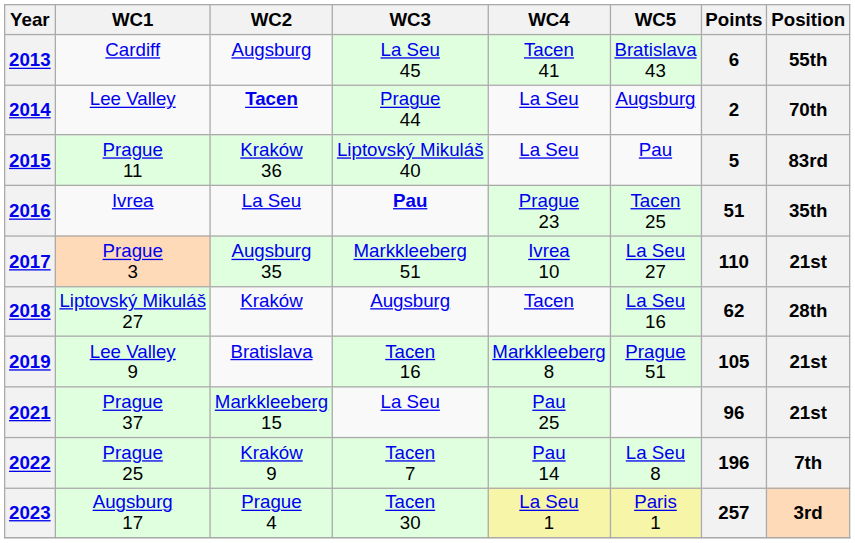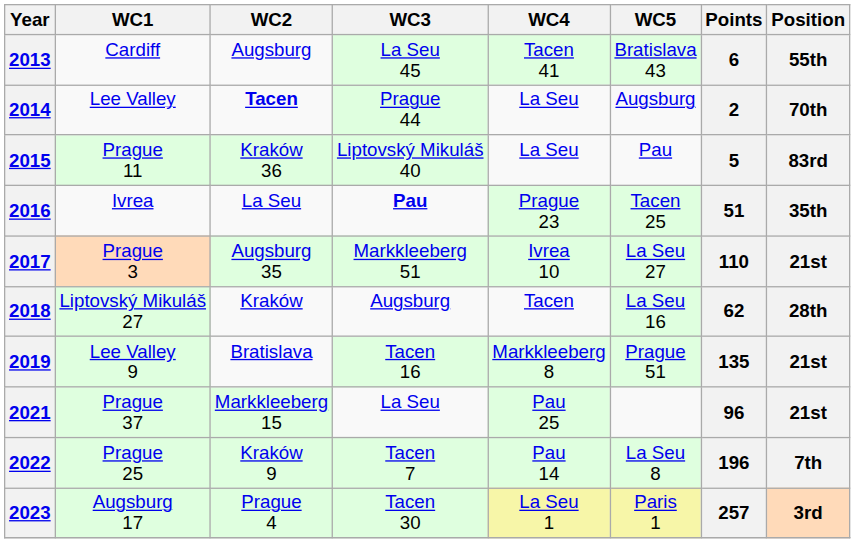(734, 362) 105 -> (734, 362) 135
